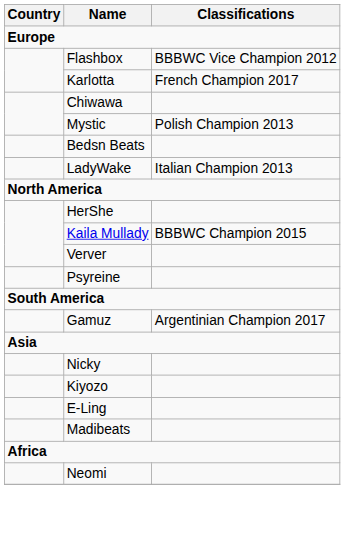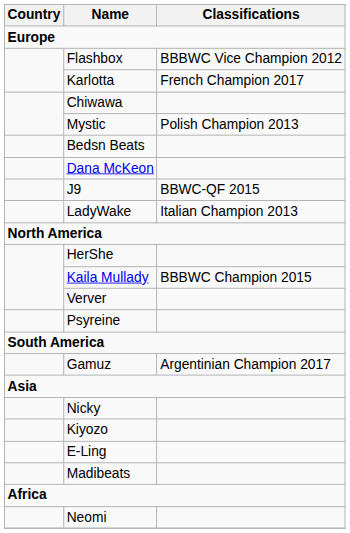+ row: (110, 168)
+ row: (74, 189)
